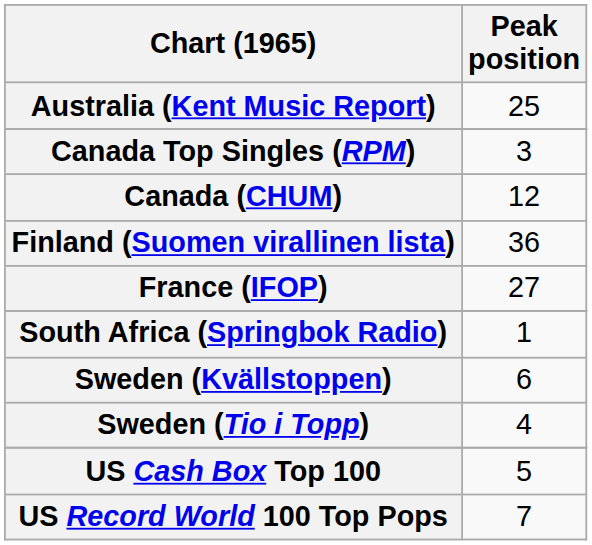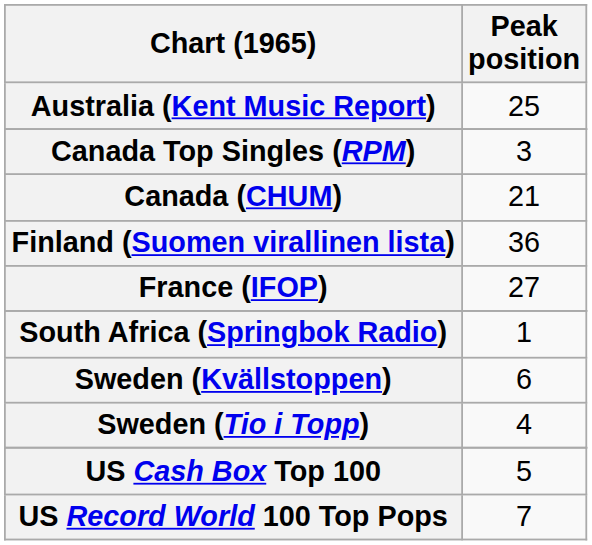(524, 196) 12 -> (524, 196) 21
